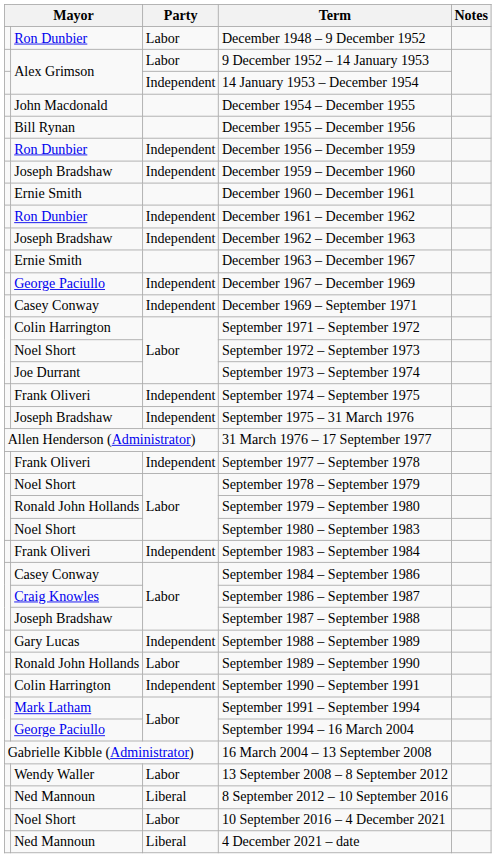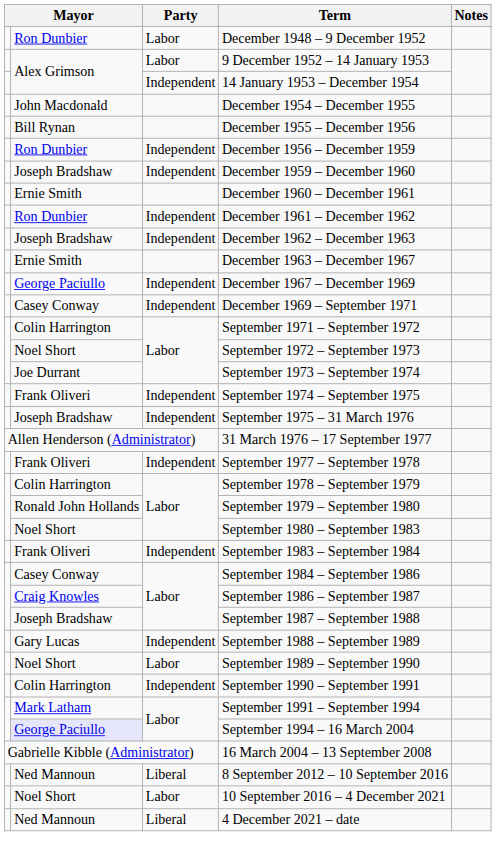(45, 484) Noel Short -> (62, 484) Colin Harrington
(77, 663) Ronald John Hollands -> (45, 663) Noel Short
(60, 730) no background -> (60, 730) lavender background
- row: (335, 774)
